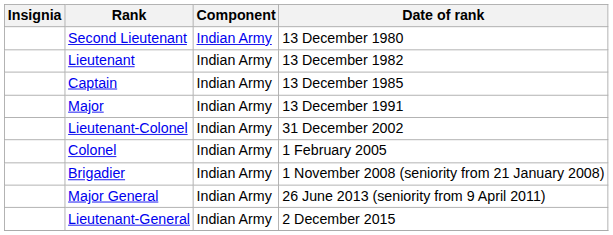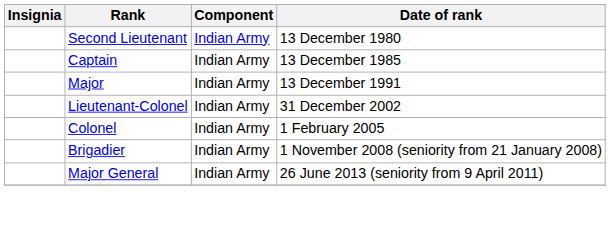- row: (101, 60)
- row: (129, 219)
